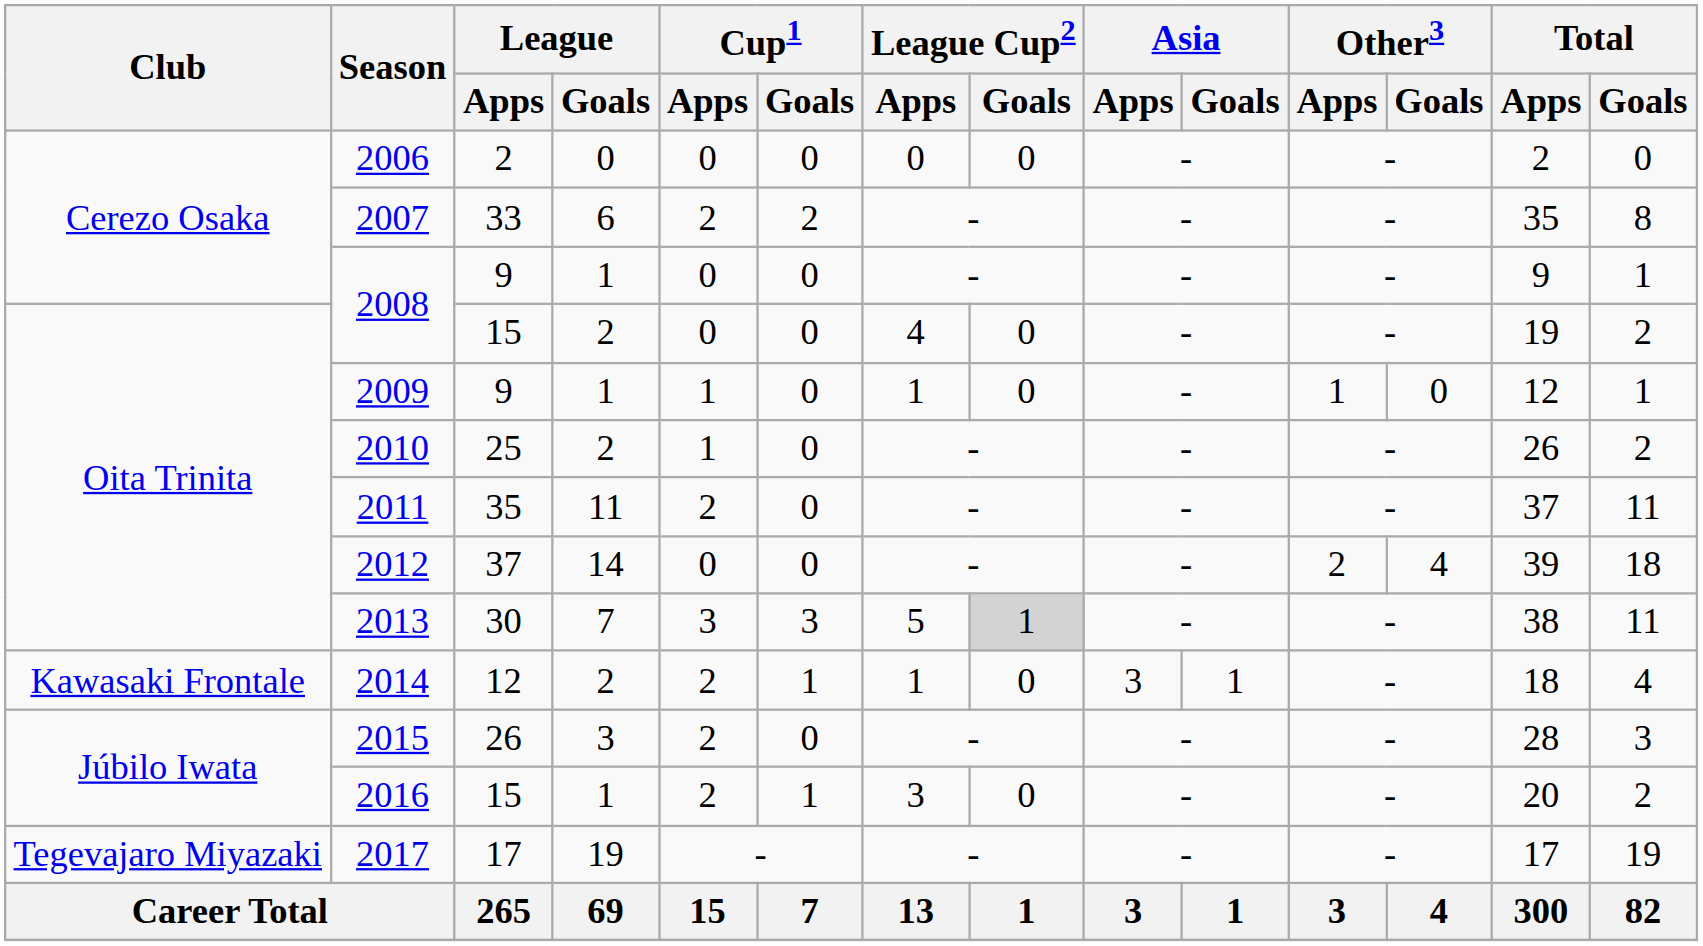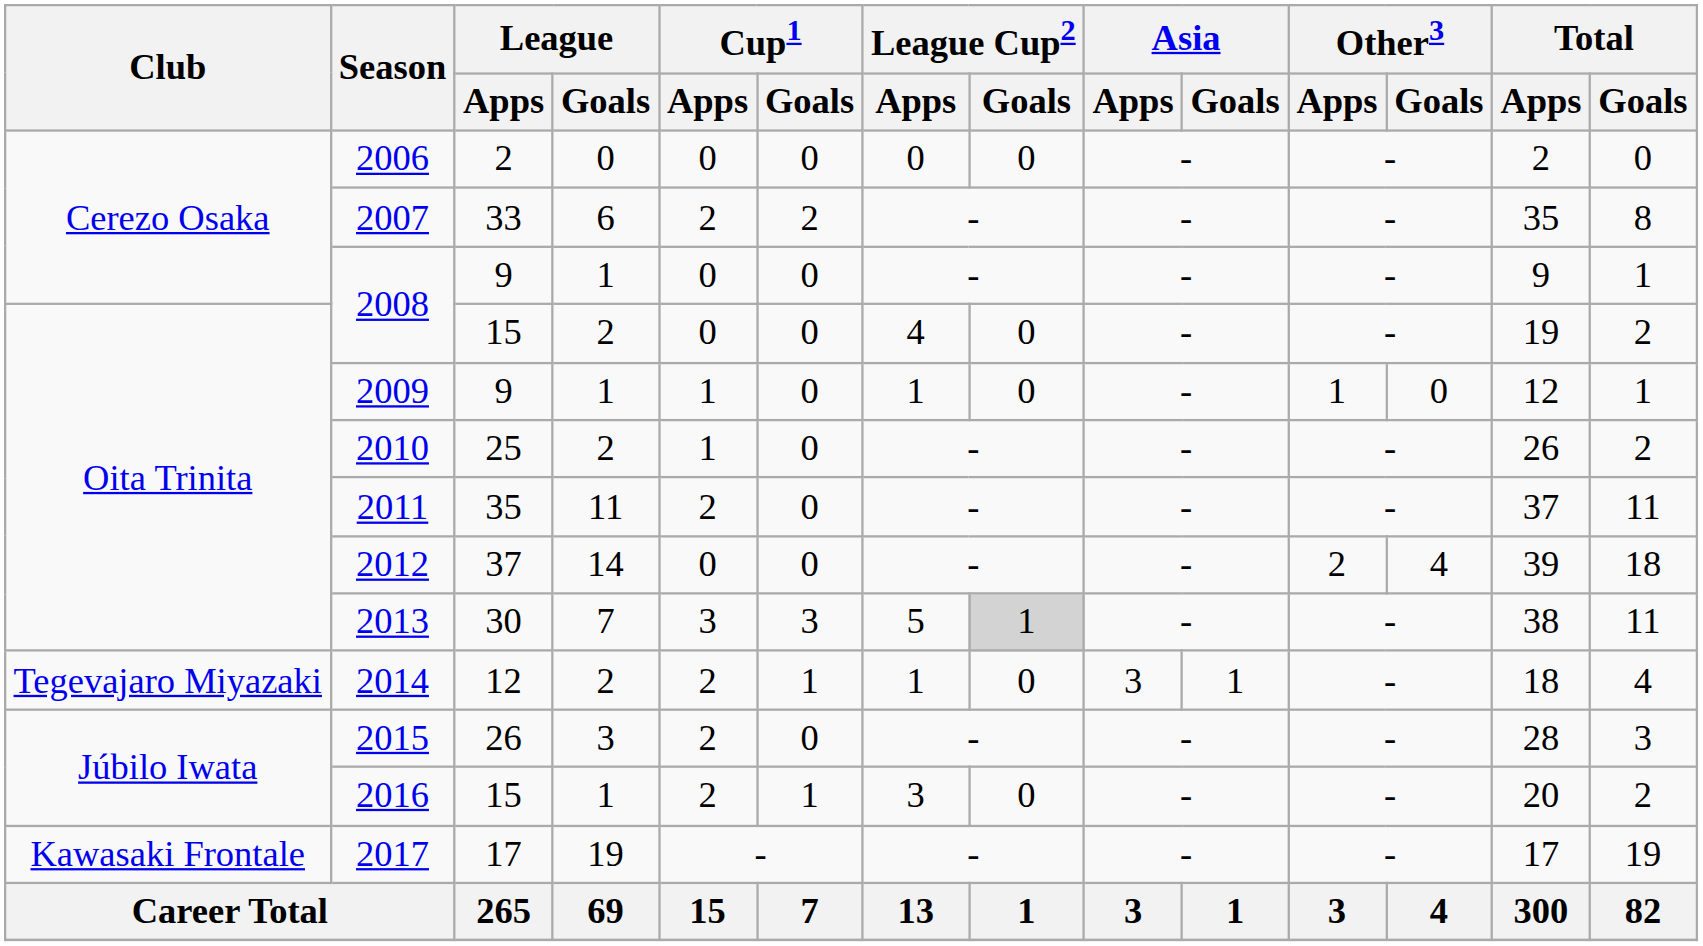(168, 679) Kawasaki Frontale -> (168, 679) Tegevajaro Miyazaki
(168, 853) Tegevajaro Miyazaki -> (168, 853) Kawasaki Frontale
